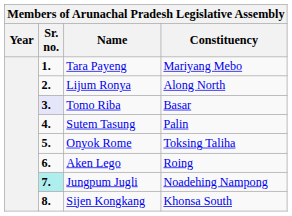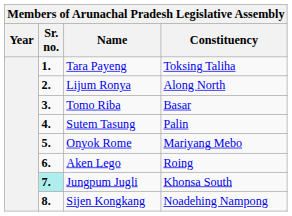(203, 66) Mariyang Mebo -> (199, 66) Toksing Taliha
(46, 104) lavender background -> (46, 104) no background
(199, 143) Toksing Taliha -> (203, 143) Mariyang Mebo
(216, 182) Noadehing Nampong -> (198, 182) Khonsa South
(198, 201) Khonsa South -> (216, 201) Noadehing Nampong
